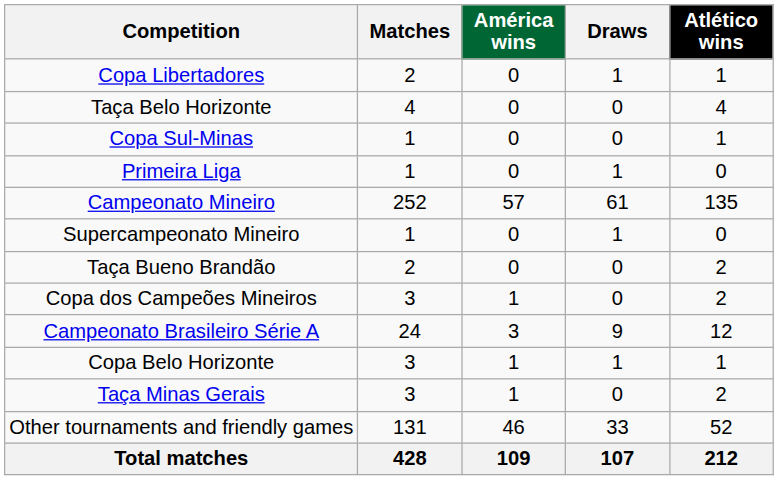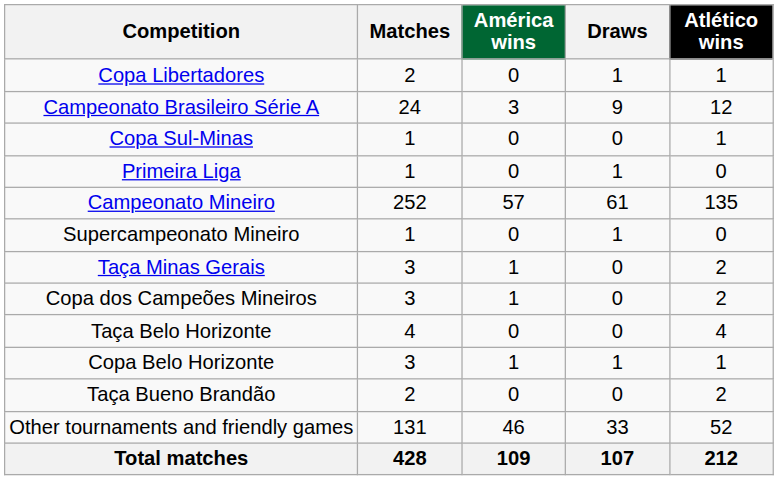rows swapped: (181, 330) <-> (181, 107)
rows swapped: (181, 394) <-> (181, 266)
